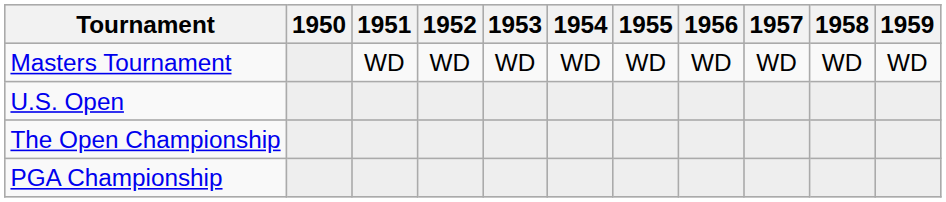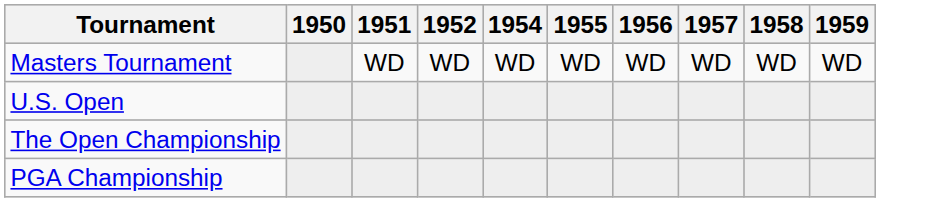- column: (515, 24)
